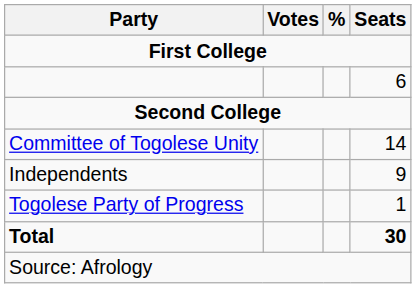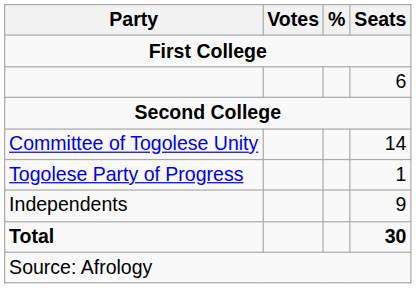rows swapped: (126, 205) <-> (68, 174)
